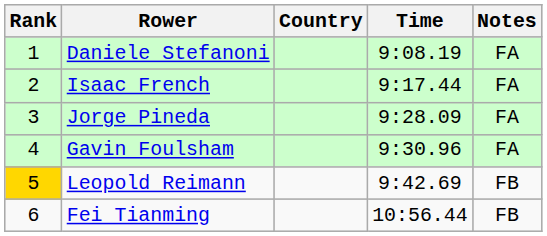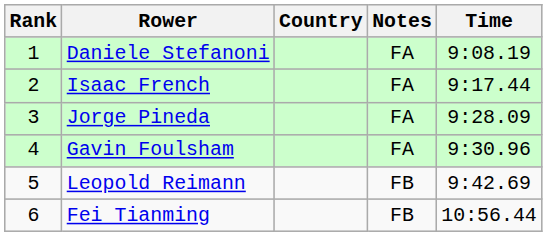columns swapped: (420, 21) <-> (507, 21)
(33, 183) gold background -> (33, 183) no background
